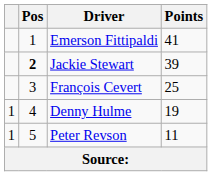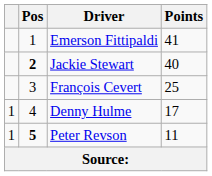(172, 64) 39 -> (172, 64) 40
(172, 111) 19 -> (172, 111) 17
(33, 135) normal -> (33, 135) bold
